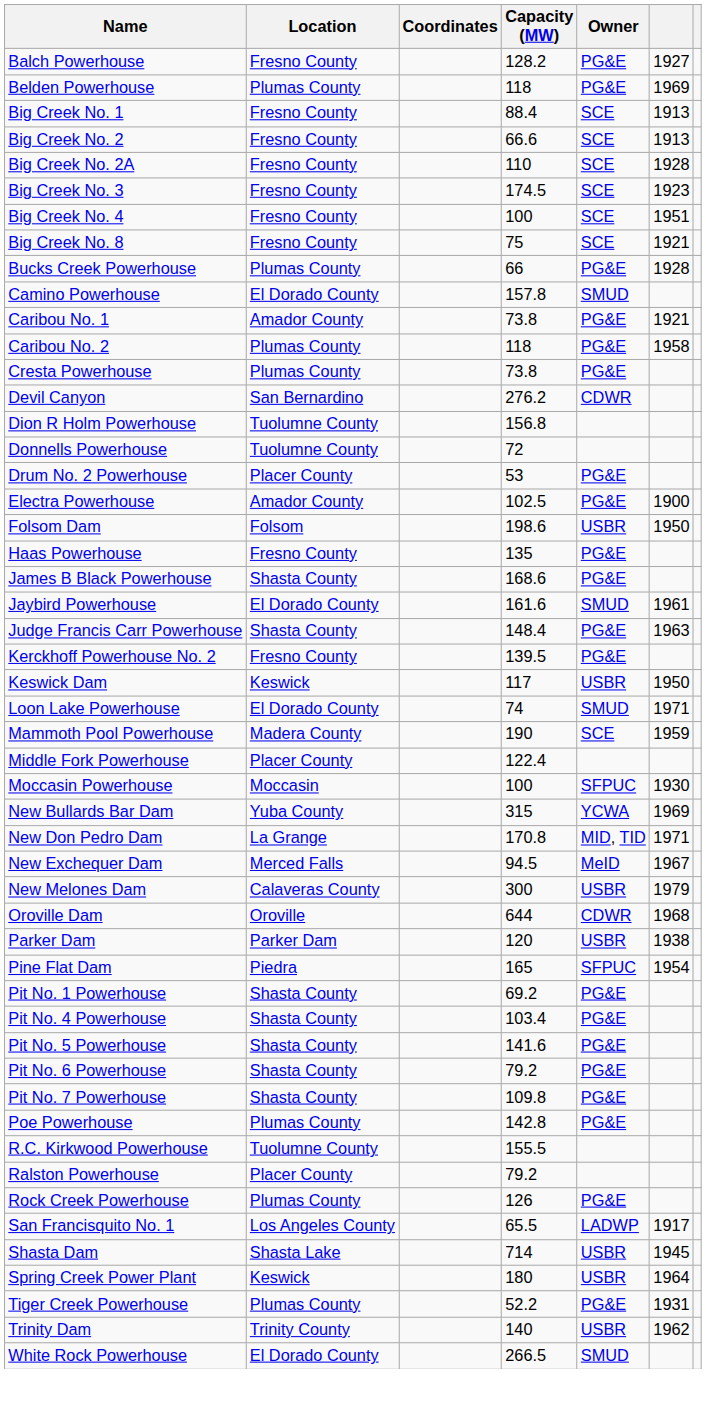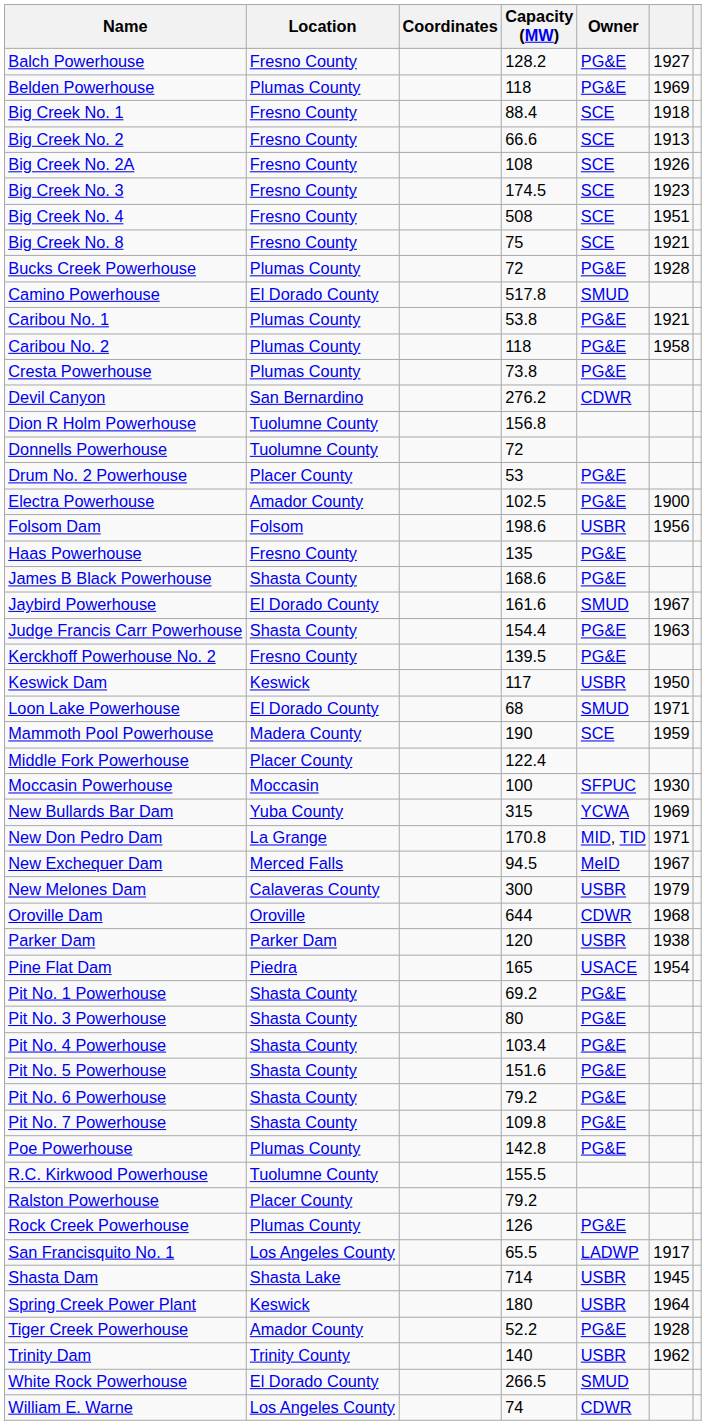(671, 113) 1913 -> (671, 113) 1918
(518, 165) 110 -> (519, 165) 108
(671, 165) 1928 -> (671, 165) 1926
(519, 216) 100 -> (519, 216) 508
(514, 268) 66 -> (514, 268) 72
(526, 294) 157.8 -> (526, 294) 517.8
(307, 320) Amador County -> (305, 320) Plumas County
(521, 320) 73.8 -> (521, 320) 53.8
(671, 527) 1950 -> (671, 527) 1956
(671, 605) 1961 -> (671, 605) 1967
(526, 631) 148.4 -> (526, 631) 154.4
(514, 708) 74 -> (514, 708) 68
(608, 967) SFPUC -> (609, 967) USACE
+ row: (87, 1019)
(526, 1045) 141.6 -> (526, 1071) 151.6
(305, 1304) Plumas County -> (307, 1329) Amador County
(671, 1304) 1931 -> (671, 1329) 1928
+ row: (71, 1407)
